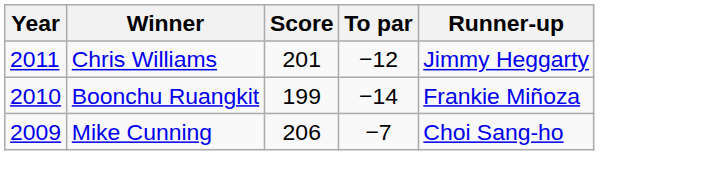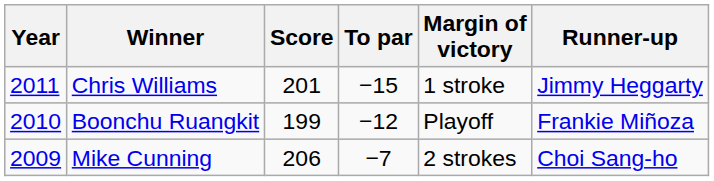+ column: (475, 36)
(378, 59) −12 -> (378, 85) −15
(378, 96) −14 -> (378, 121) −12
